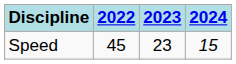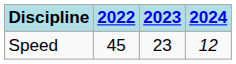(208, 45) 15 -> (208, 45) 12
